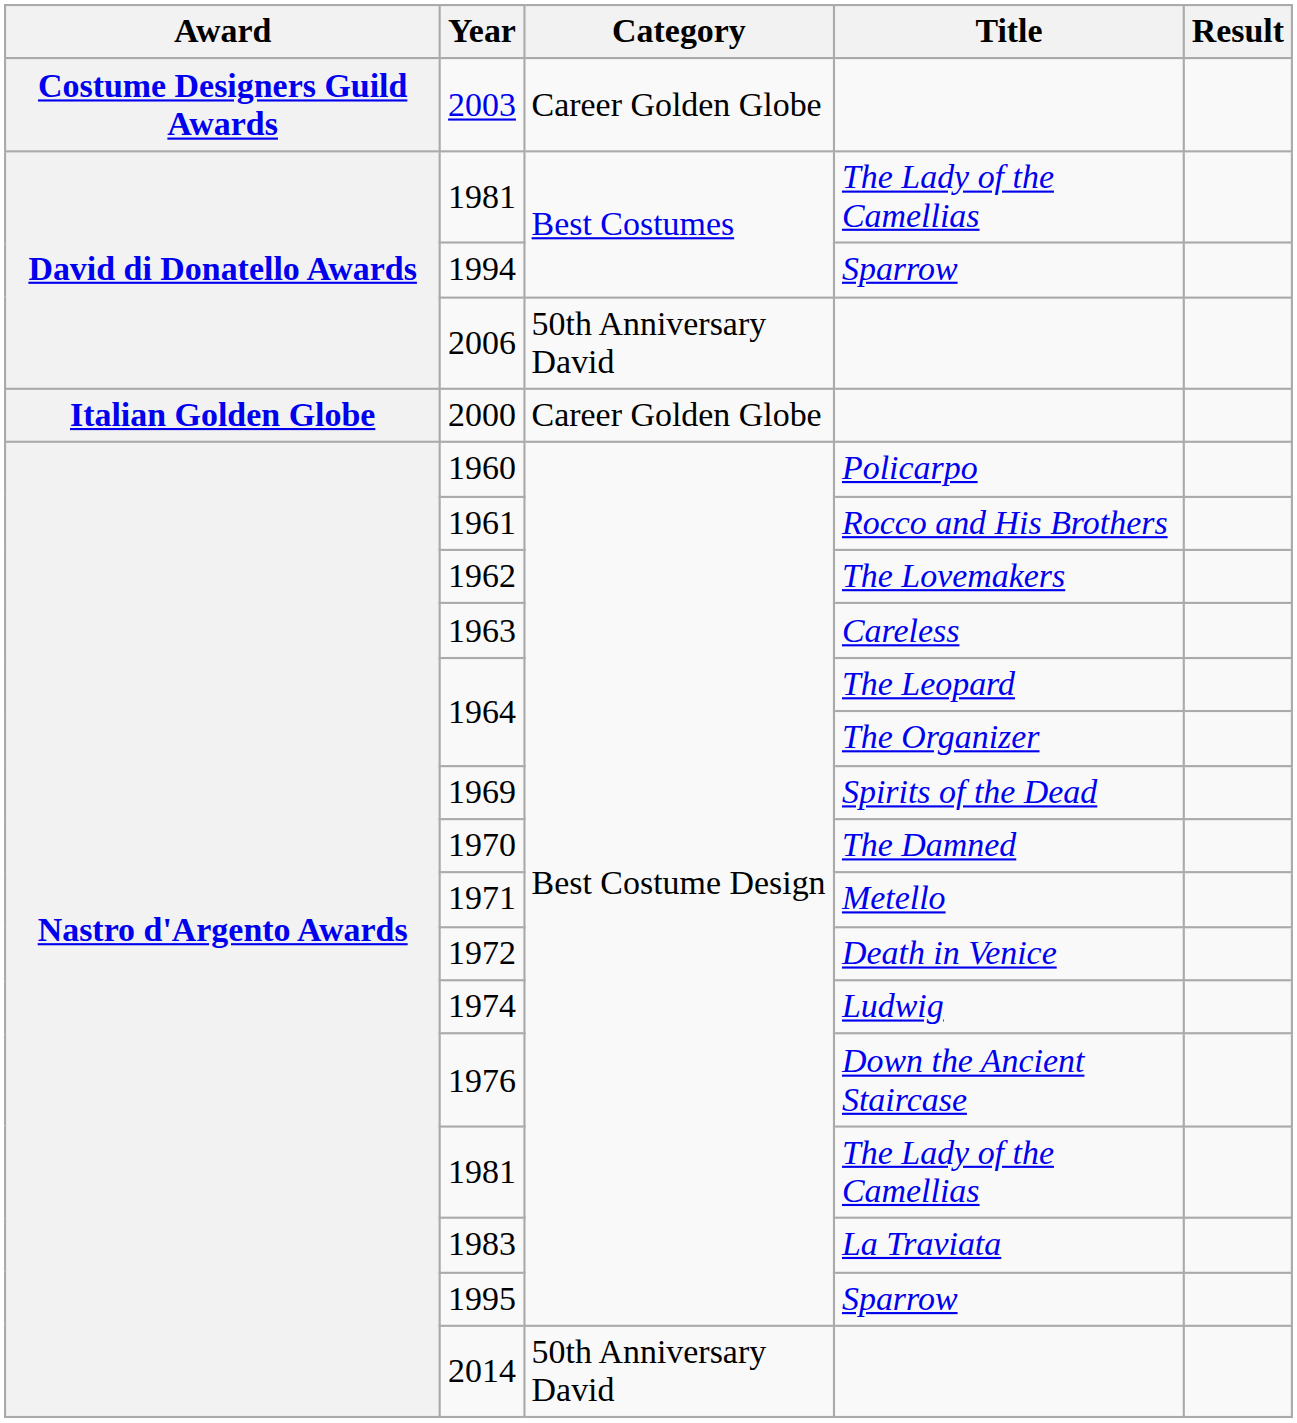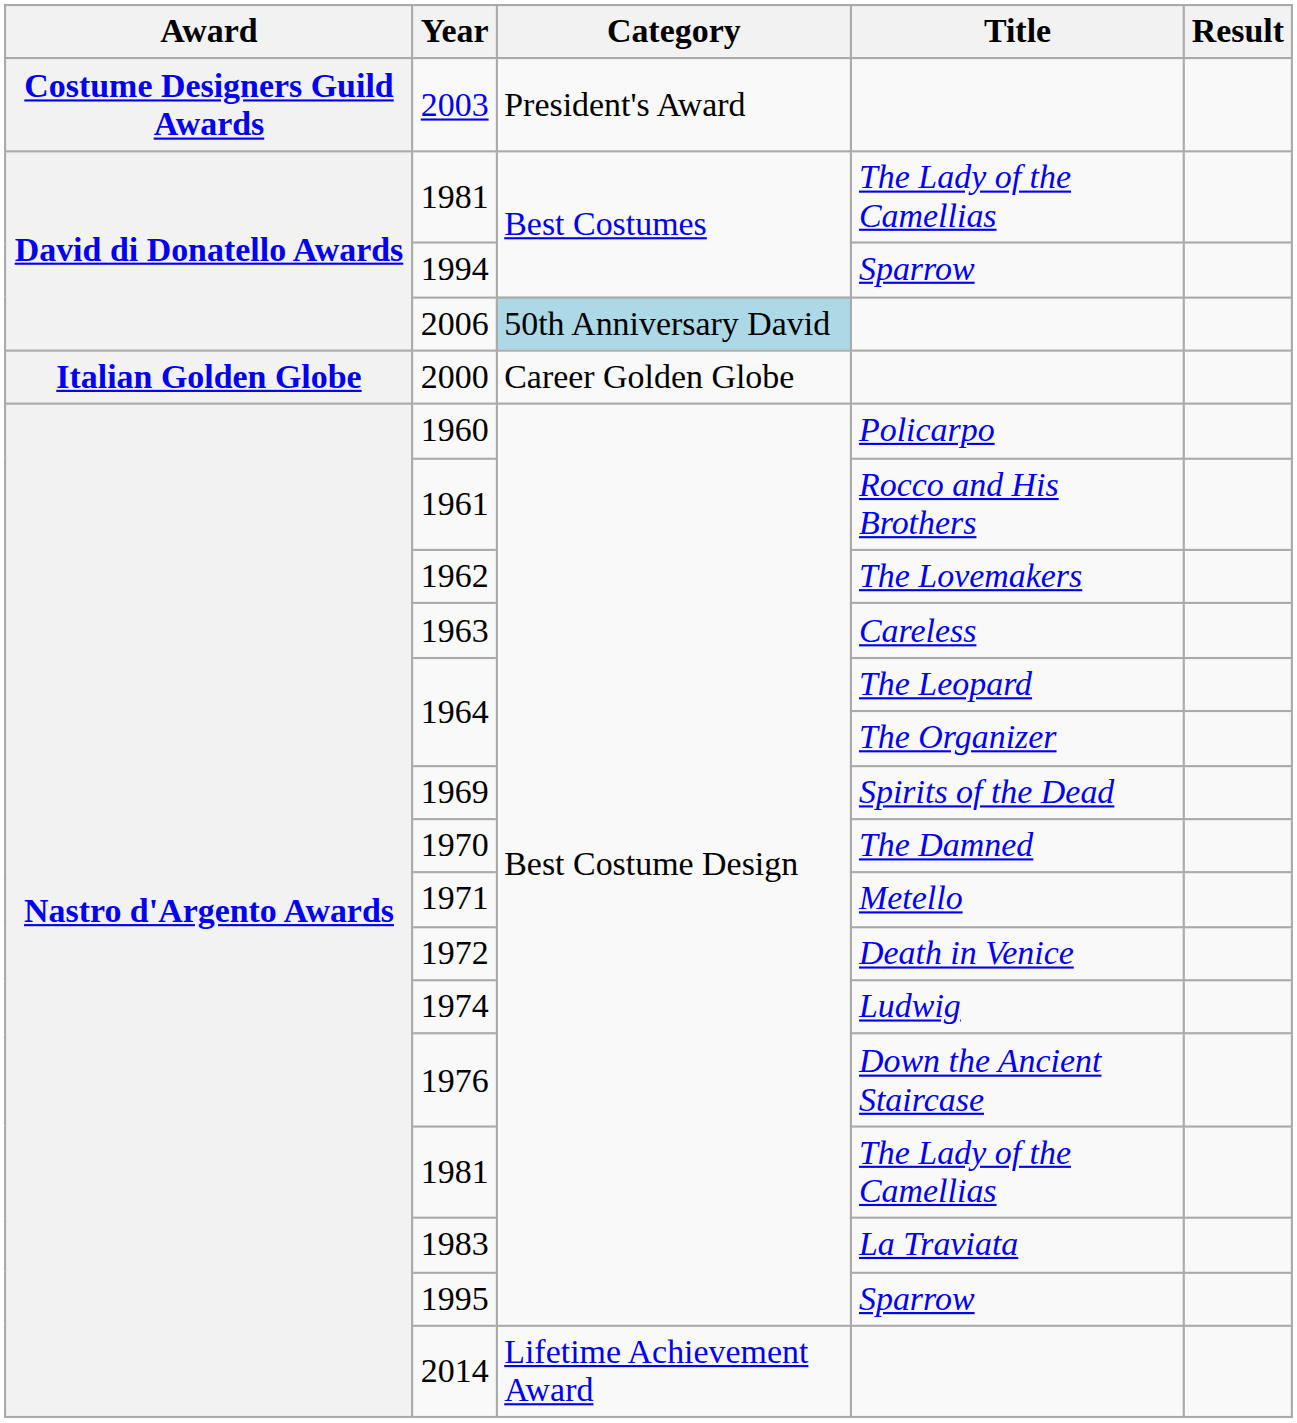(677, 104) Career Golden Globe -> (625, 104) President's Award
(649, 341) no background -> (667, 322) lightblue background
(649, 1370) 50th Anniversary David -> (656, 1370) Lifetime Achievement Award
